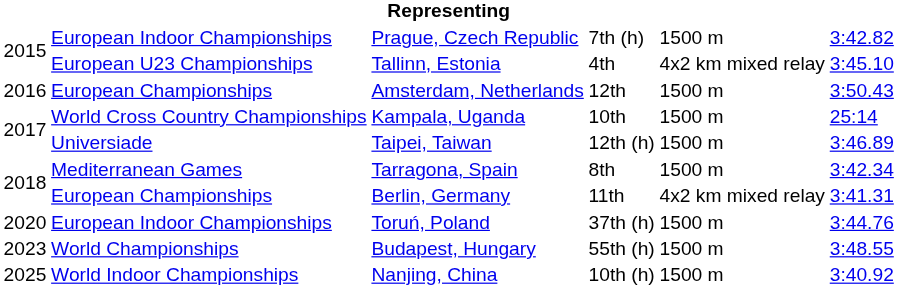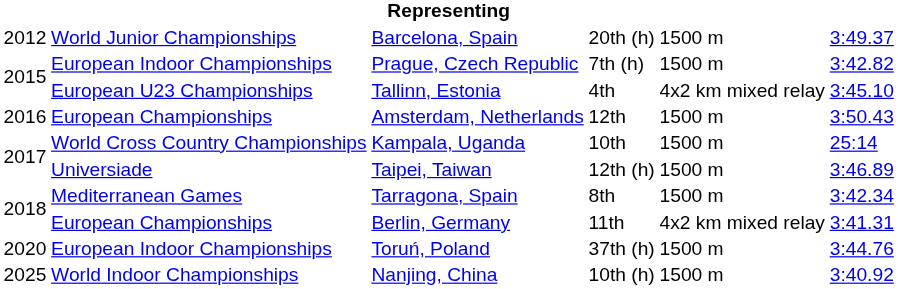+ row: (445, 37)
- row: (454, 248)
